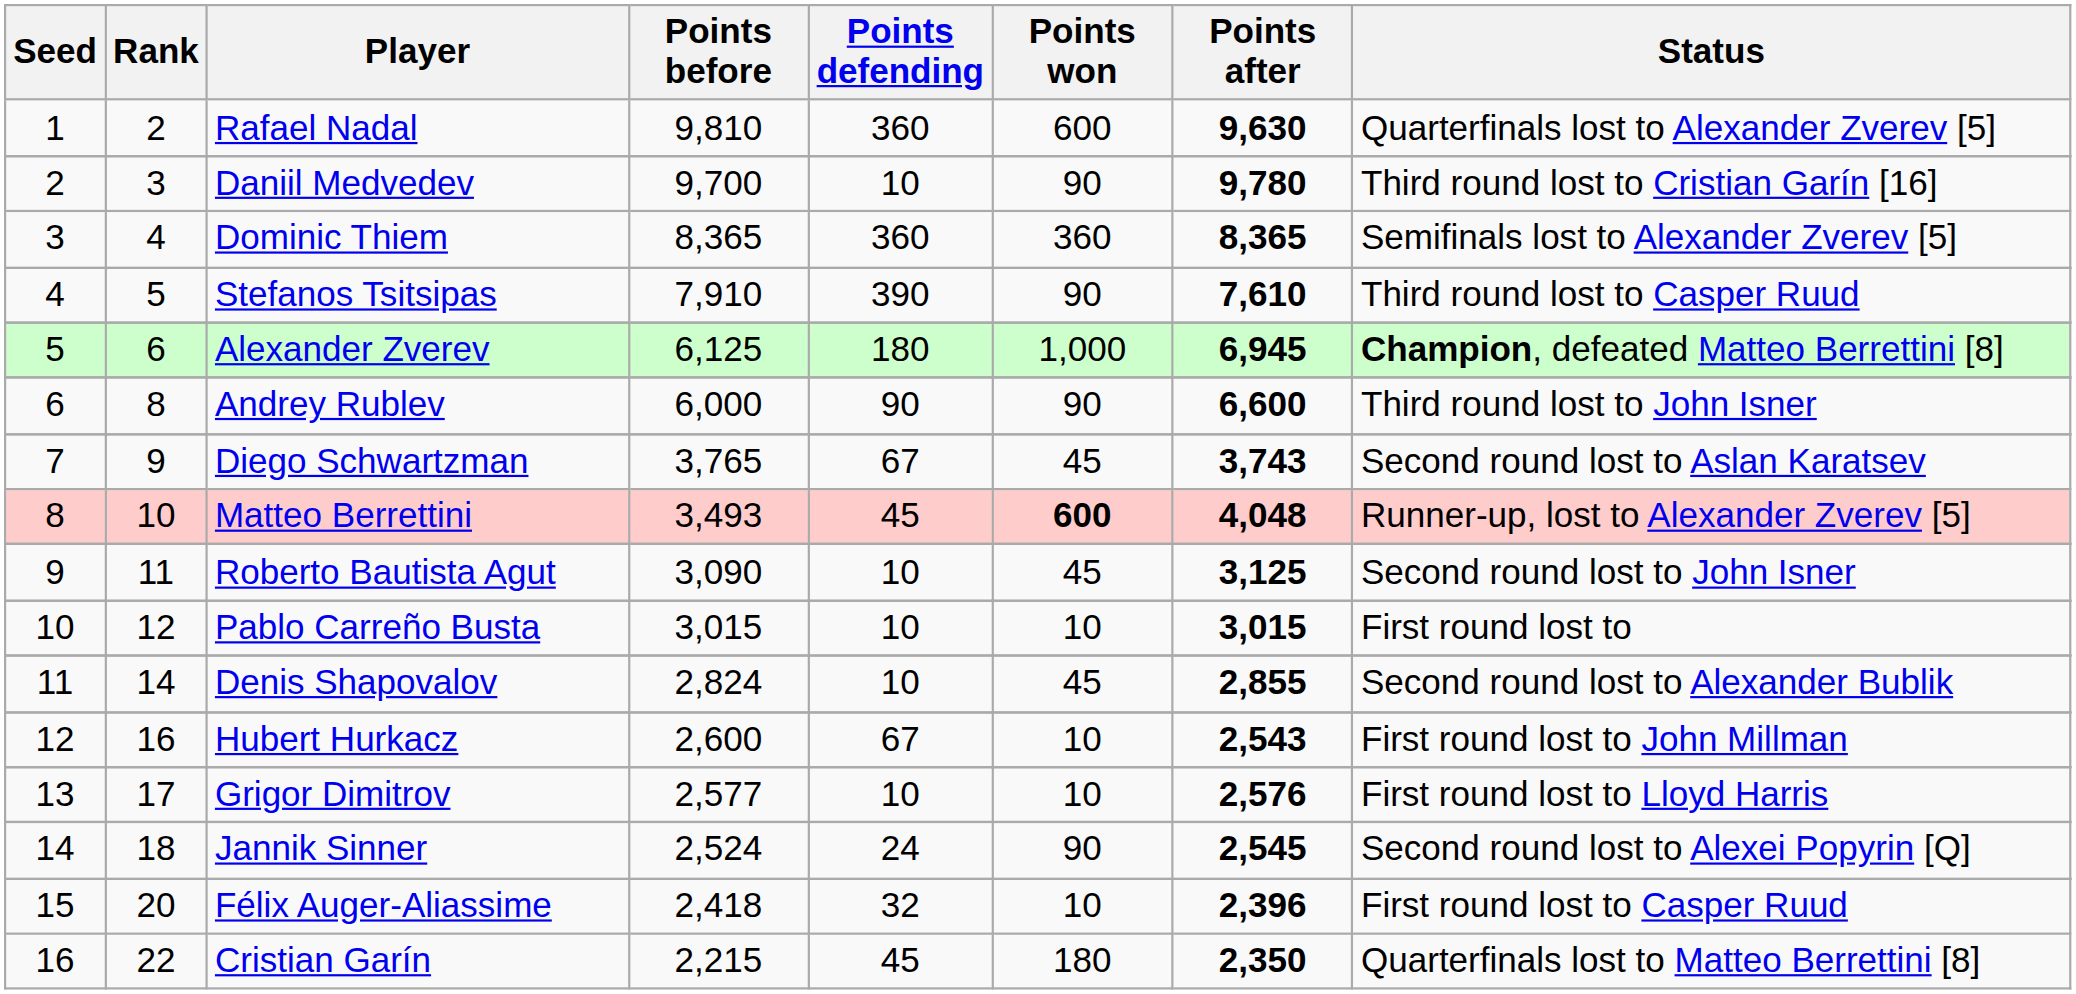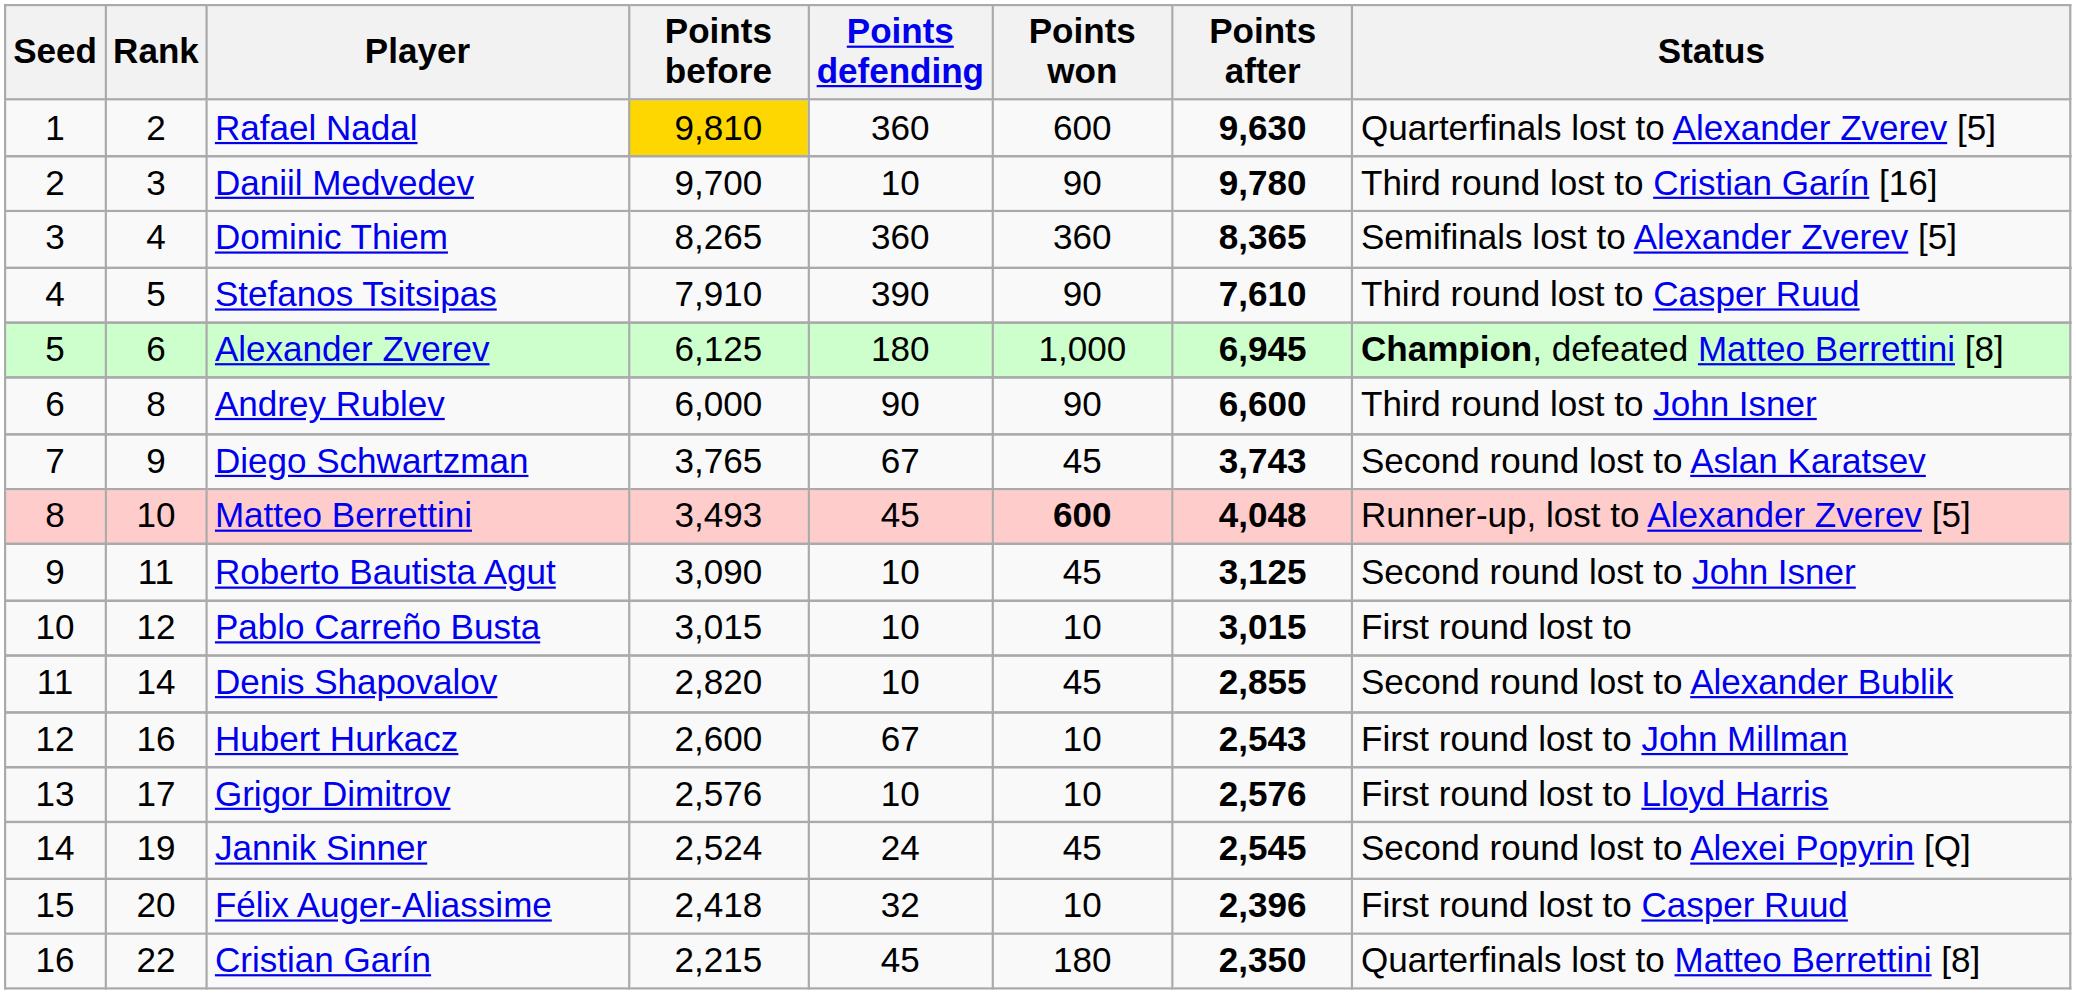(718, 127) no background -> (718, 127) gold background
(718, 238) 8,365 -> (718, 238) 8,265
(718, 682) 2,824 -> (718, 682) 2,820
(718, 794) 2,577 -> (718, 794) 2,576
(156, 849) 18 -> (156, 849) 19
(1082, 849) 90 -> (1082, 849) 45
